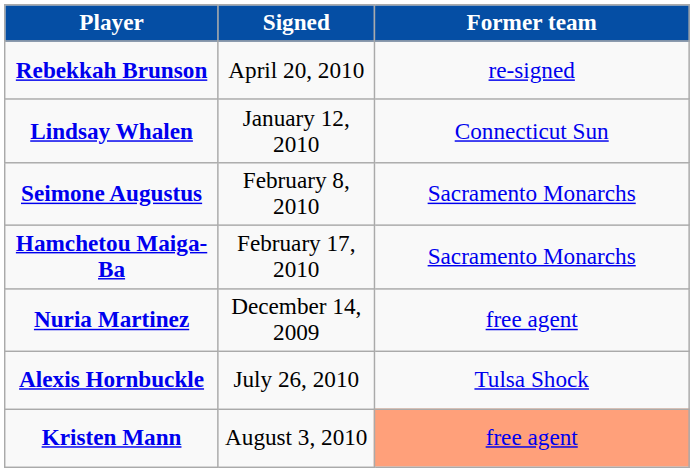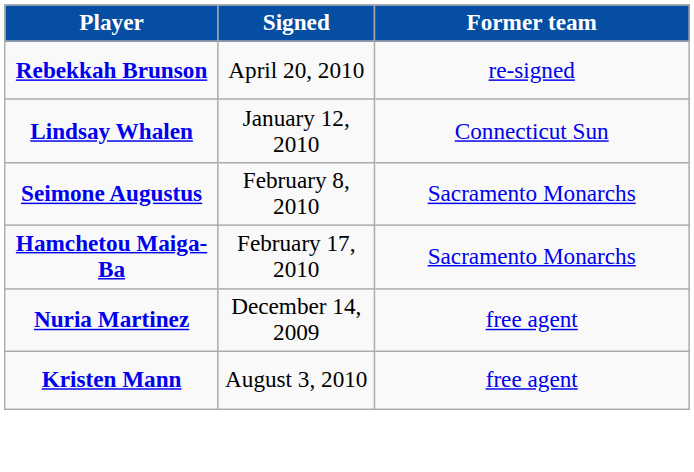- row: (112, 379)
(532, 437) lightsalmon background -> (532, 379) no background
